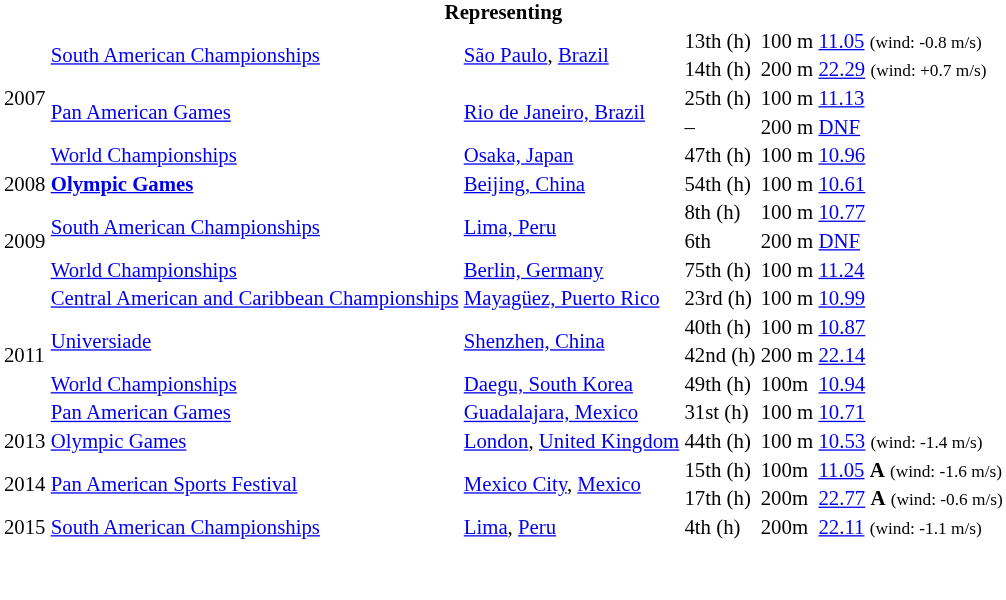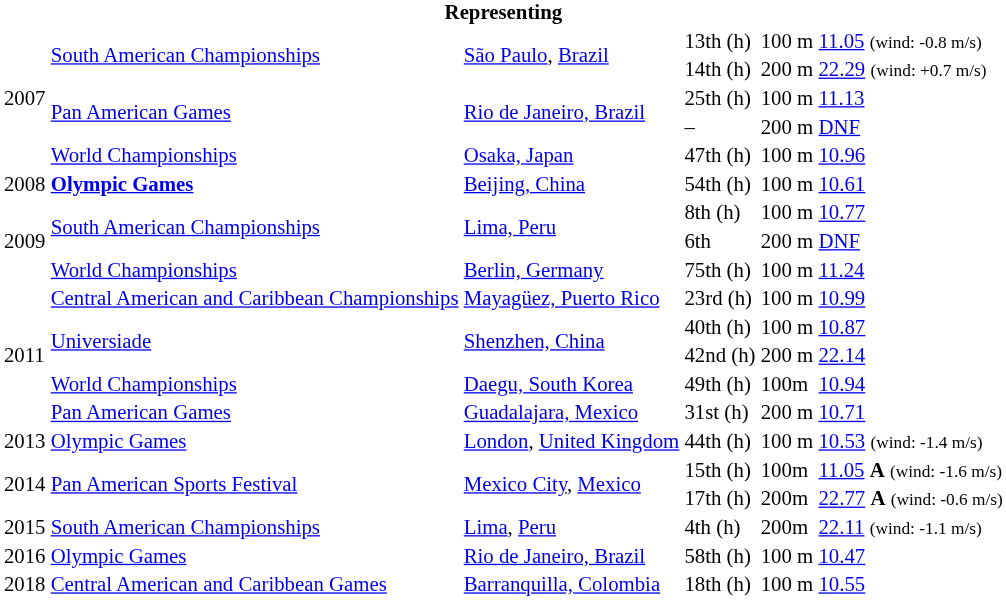(787, 412) 100 m -> (787, 412) 200 m
+ row: (718, 555)
+ row: (718, 584)
